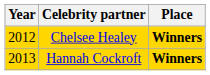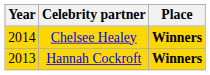(22, 37) 2012 -> (22, 37) 2014
